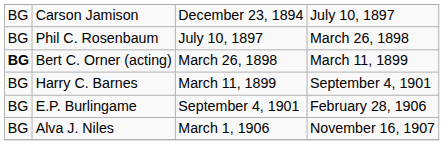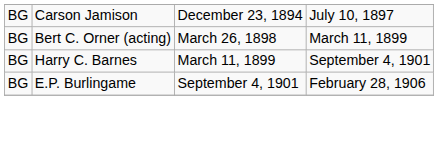- row: (97, 38)
(18, 60) bold -> (18, 38) normal
- row: (75, 128)
